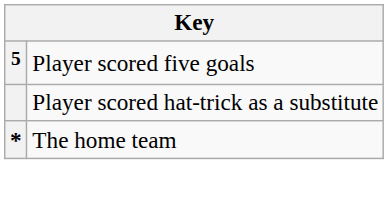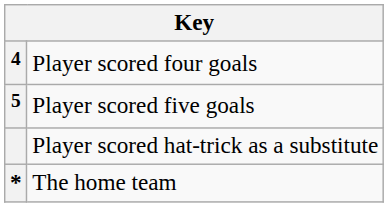+ row: (145, 62)
